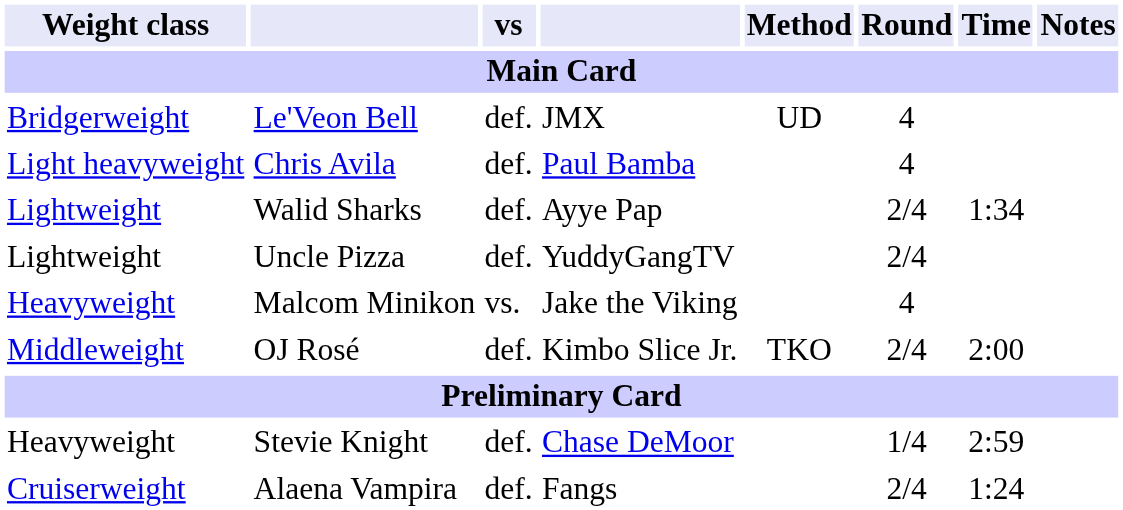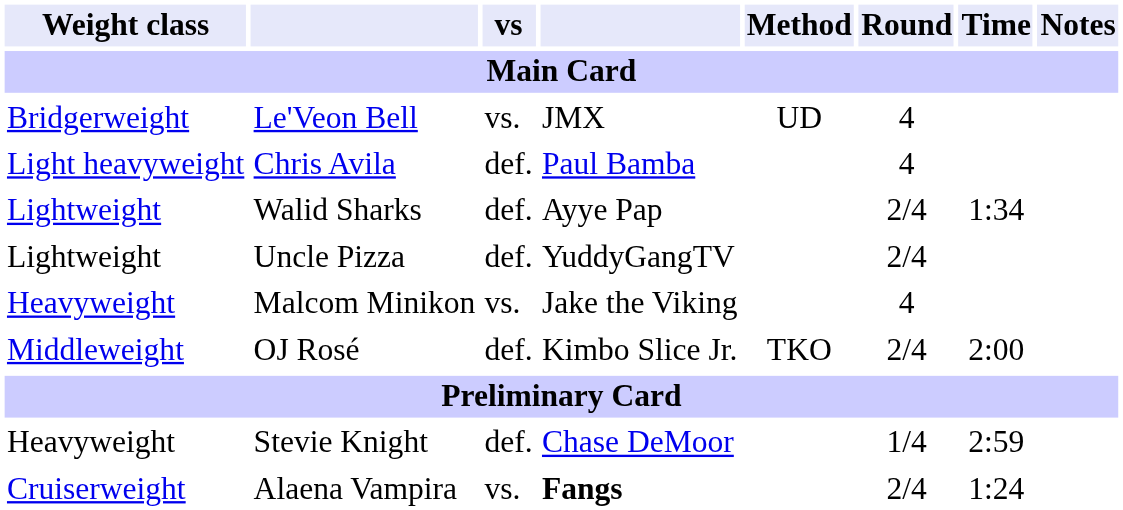(509, 117) def. -> (502, 117) vs.
(509, 488) def. -> (502, 488) vs.
(580, 488) normal -> (582, 488) bold
